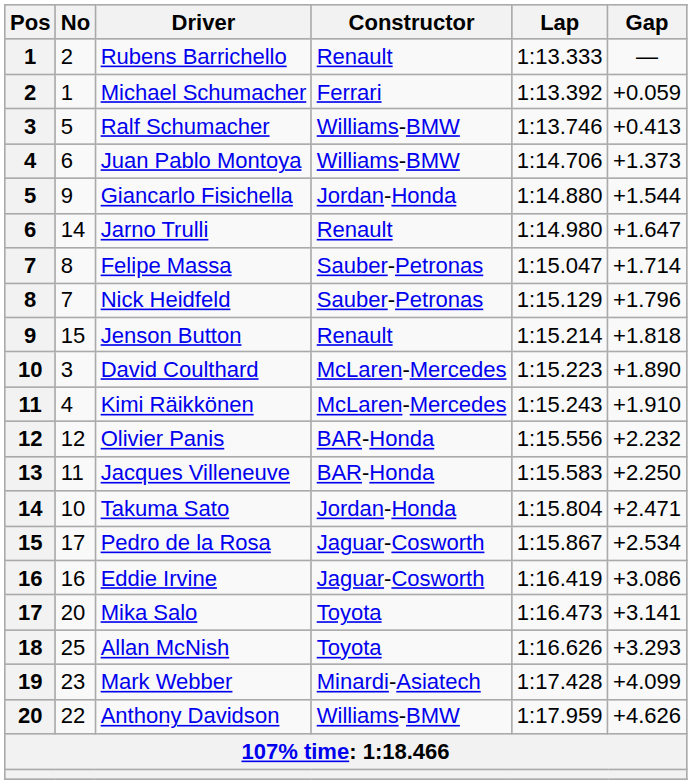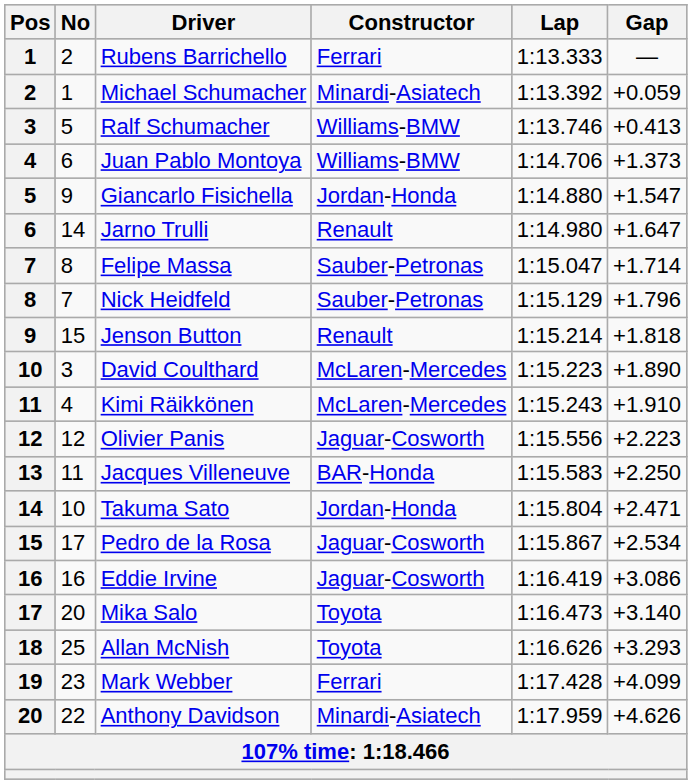(355, 56) Renault -> (349, 56) Ferrari
(349, 91) Ferrari -> (399, 91) Minardi-Asiatech
(647, 195) +1.544 -> (647, 195) +1.547
(375, 439) BAR-Honda -> (401, 439) Jaguar-Cosworth
(647, 439) +2.232 -> (647, 439) +2.223
(647, 612) +3.141 -> (647, 612) +3.140
(399, 682) Minardi-Asiatech -> (349, 682) Ferrari
(388, 716) Williams-BMW -> (399, 716) Minardi-Asiatech
